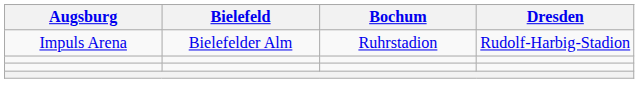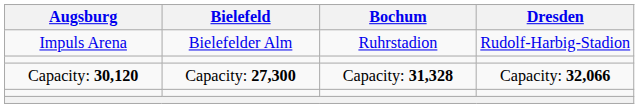+ row: (83, 76)
